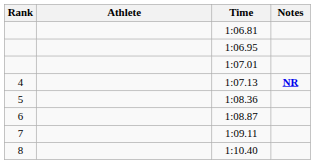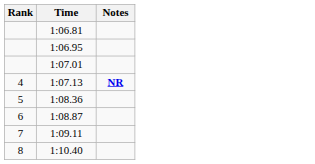- column: (124, 13)
